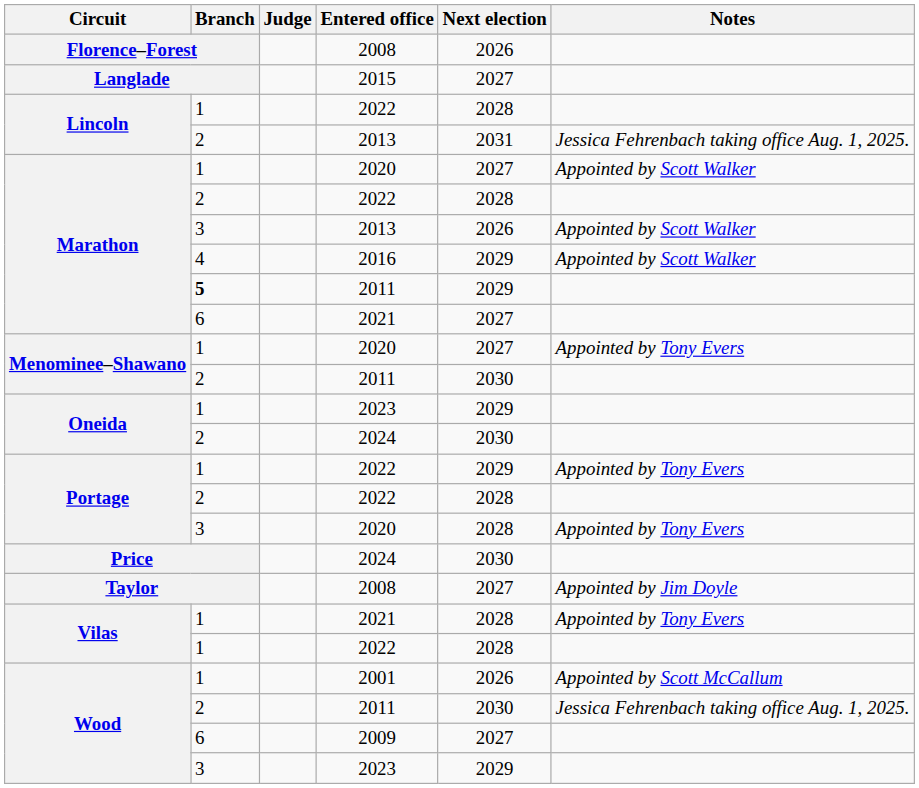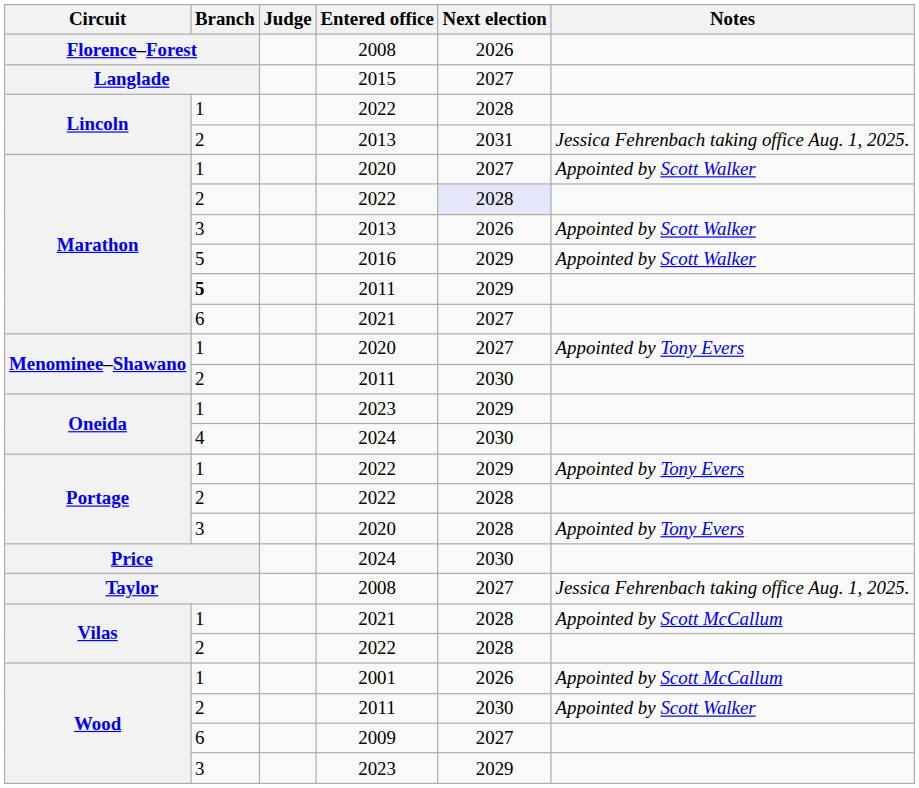(495, 199) no background -> (495, 199) lavender background
(200, 259) 4 -> (200, 259) 5
(200, 438) 2 -> (200, 438) 4
(647, 588) Appointed by Jim Doyle -> (733, 588) Jessica Fehrenbach taking office Aug. 1, 2025.
(650, 618) Appointed by Tony Evers -> (669, 618) Appointed by Scott McCallum
(200, 648) 1 -> (200, 648) 2
(733, 708) Jessica Fehrenbach taking office Aug. 1, 2025. -> (656, 708) Appointed by Scott Walker
